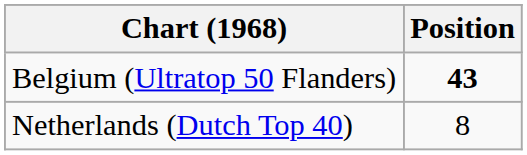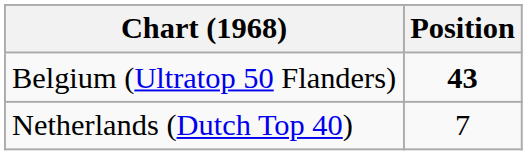(463, 125) 8 -> (463, 125) 7
